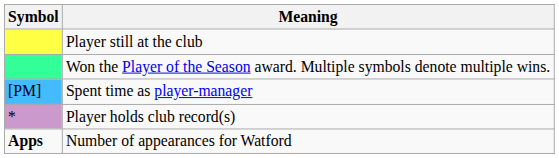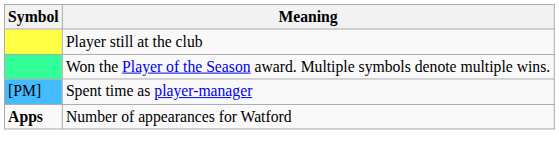- row: (151, 116)
